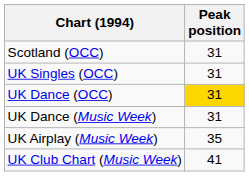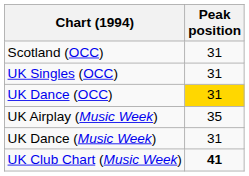rows swapped: (83, 138) <-> (82, 116)
(215, 159) normal -> (215, 159) bold
